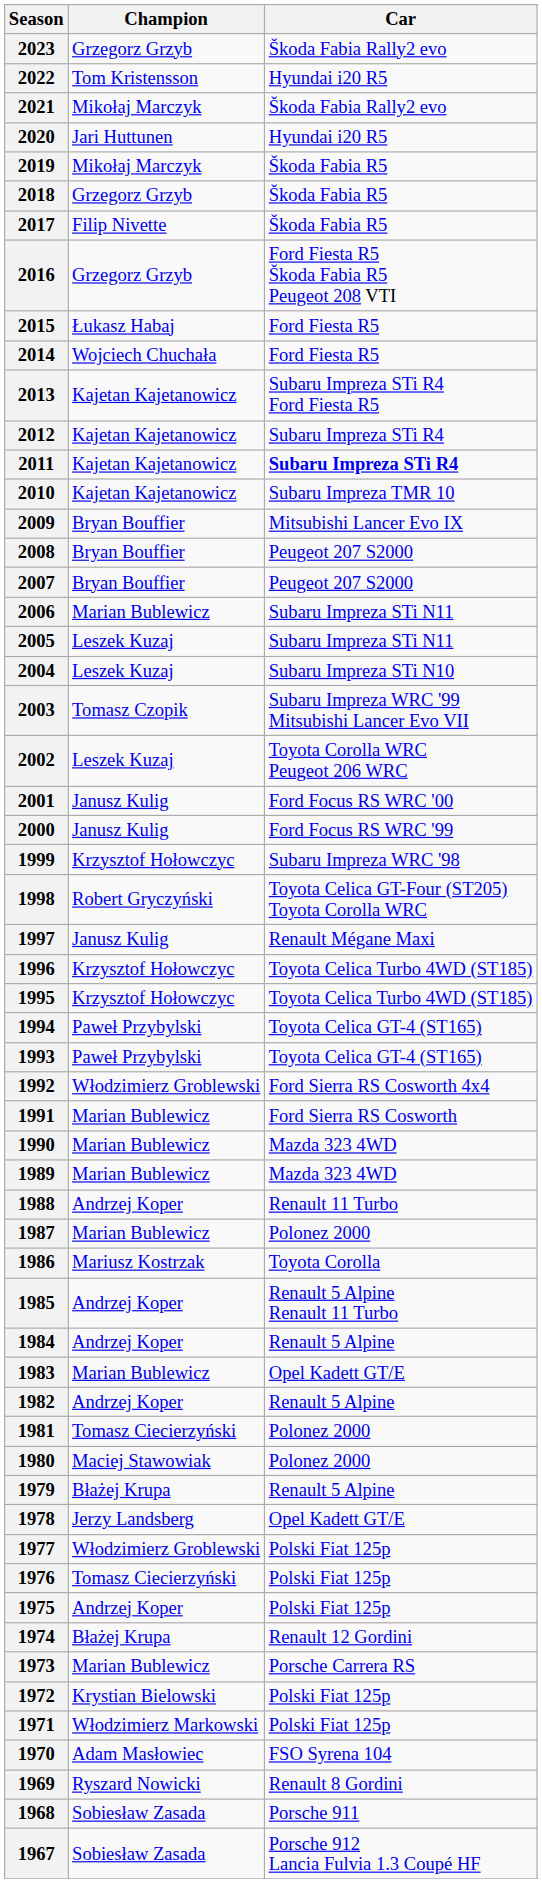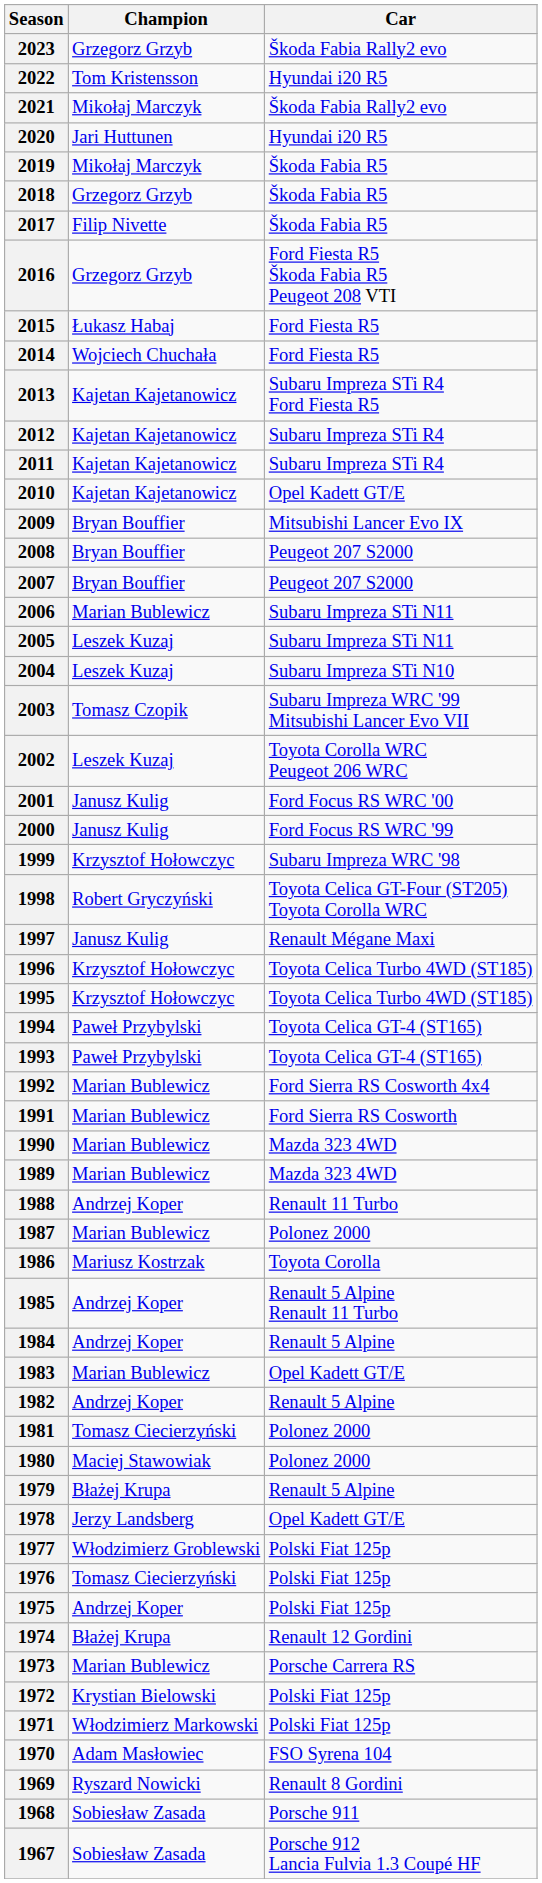(364, 464) bold -> (356, 464) normal
(362, 493) Subaru Impreza TMR 10 -> (337, 493) Opel Kadett GT/E
(166, 1086) Włodzimierz Groblewski -> (141, 1086) Marian Bublewicz
